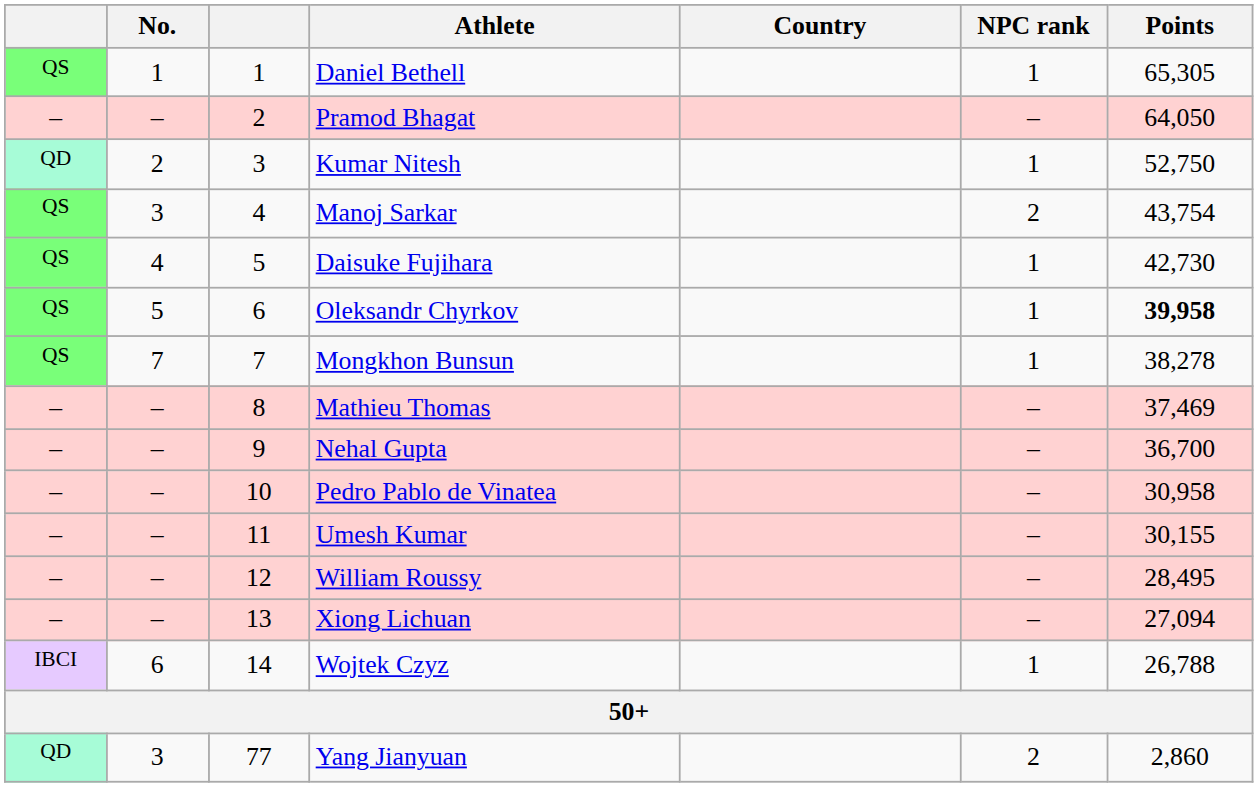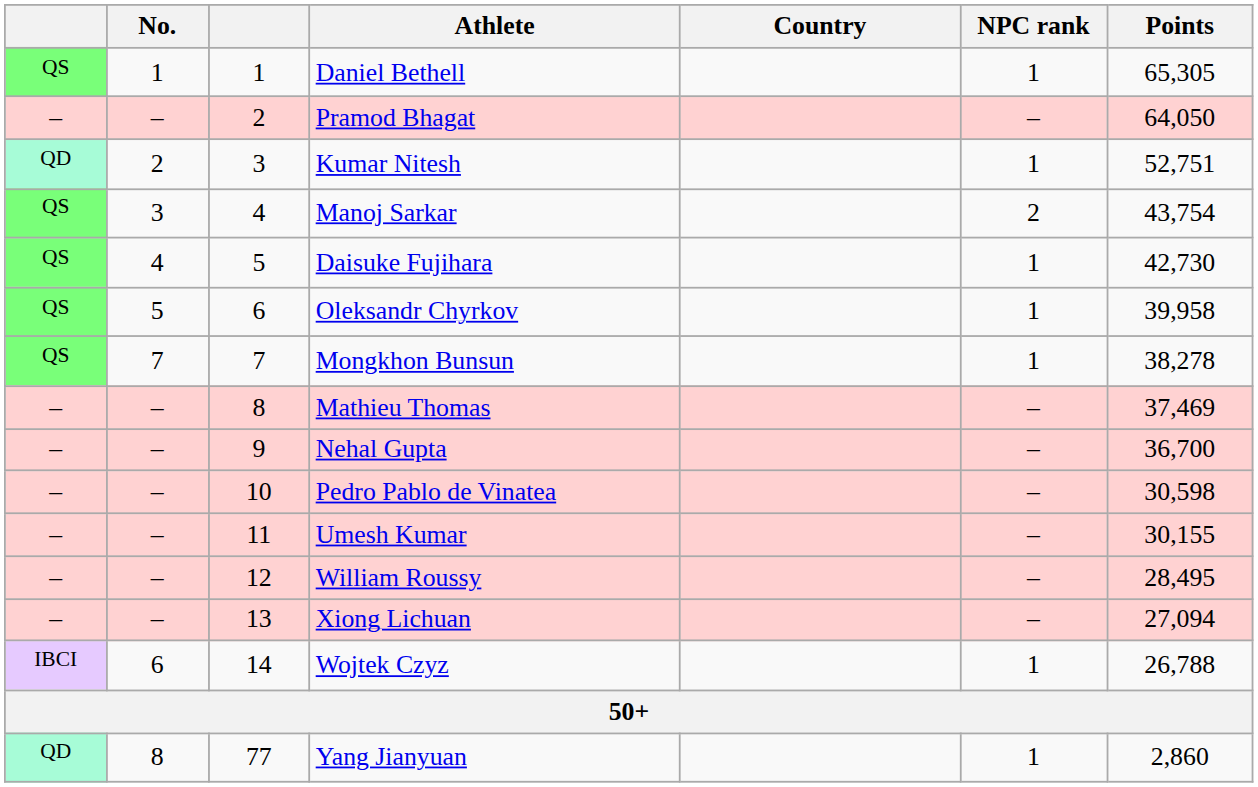(1180, 163) 52,750 -> (1180, 163) 52,751
(1180, 311) bold -> (1180, 311) normal
(1180, 492) 30,958 -> (1180, 492) 30,598
(157, 757) 3 -> (157, 757) 8
(1033, 757) 2 -> (1033, 757) 1
